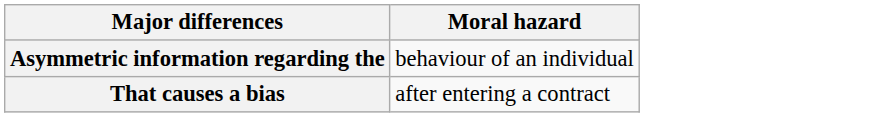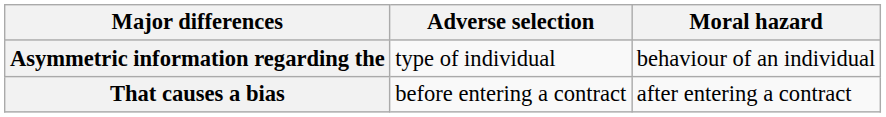+ column: (511, 22)
